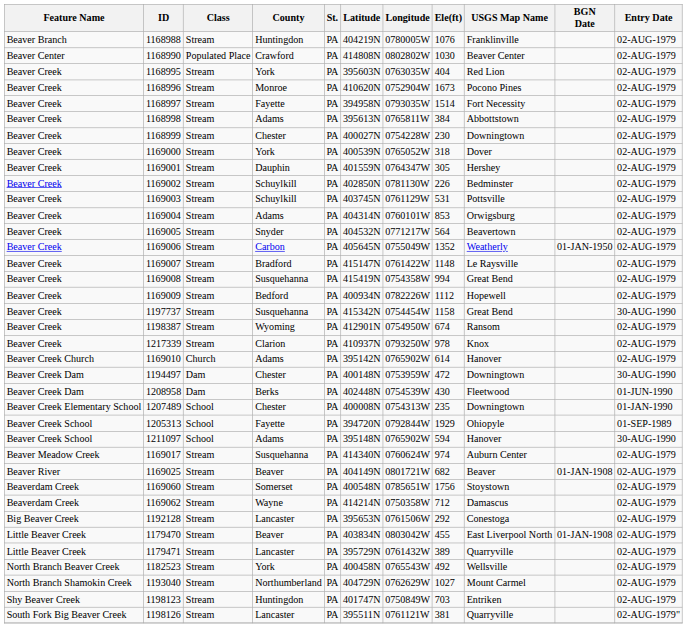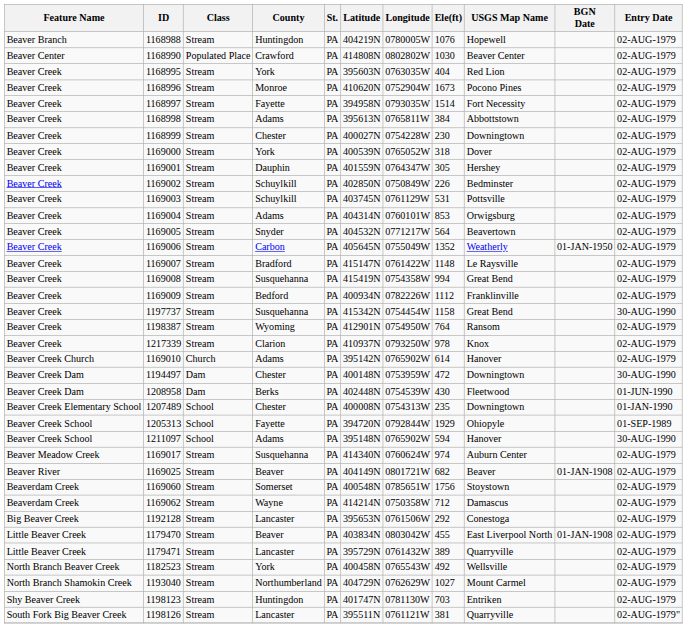(493, 39) Franklinville -> (486, 39) Hopewell
(407, 183) 0781130W -> (408, 183) 0750849W
(486, 295) Hopewell -> (493, 295) Franklinville
(442, 327) 674 -> (442, 327) 764
(408, 599) 0750849W -> (407, 599) 0781130W
